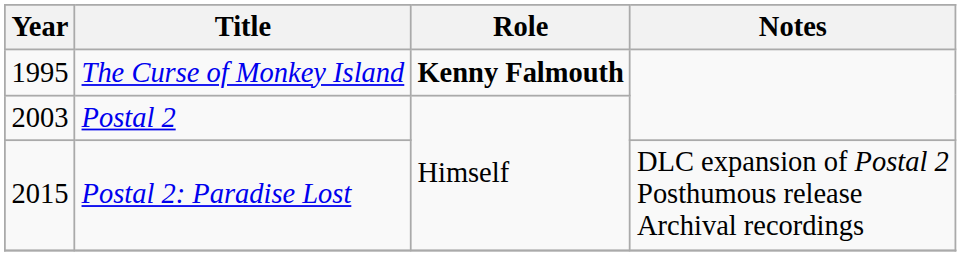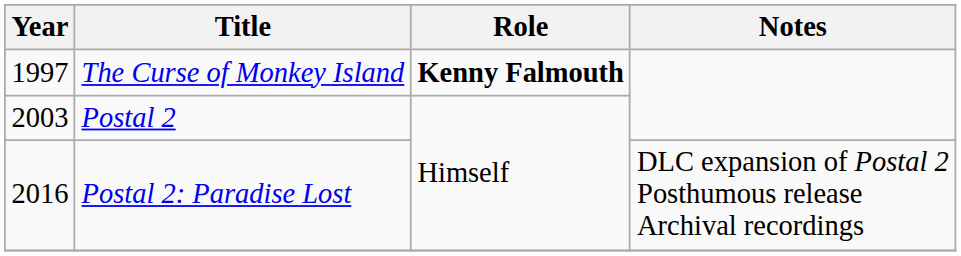(40, 72) 1995 -> (40, 72) 1997
(40, 194) 2015 -> (40, 194) 2016
